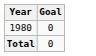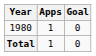+ column: (51, 12)
